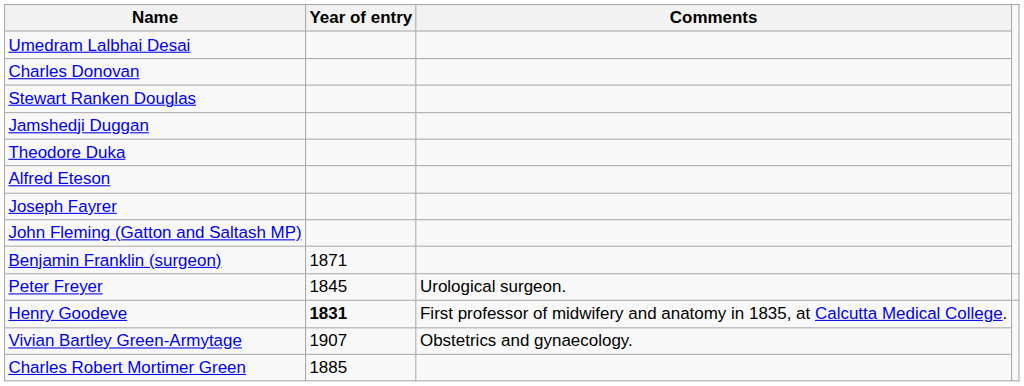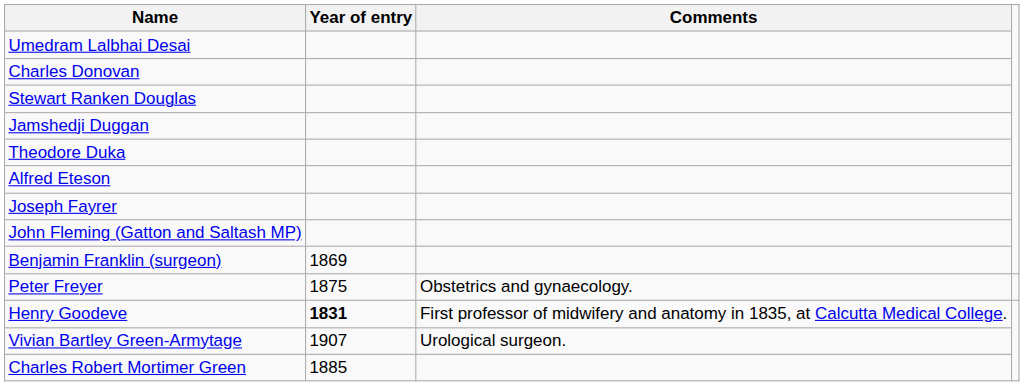(328, 260) 1871 -> (328, 260) 1869
(328, 286) 1845 -> (328, 286) 1875
(493, 286) Urological surgeon. -> (526, 286) Obstetrics and gynaecology.
(526, 340) Obstetrics and gynaecology. -> (493, 340) Urological surgeon.
